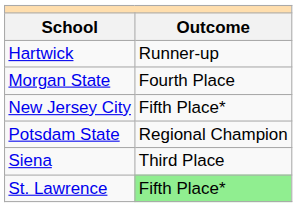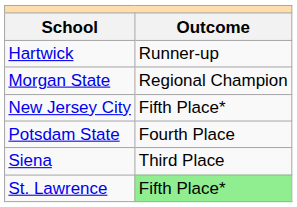(187, 80) Fourth Place -> (213, 80) Regional Champion
(213, 134) Regional Champion -> (187, 134) Fourth Place
